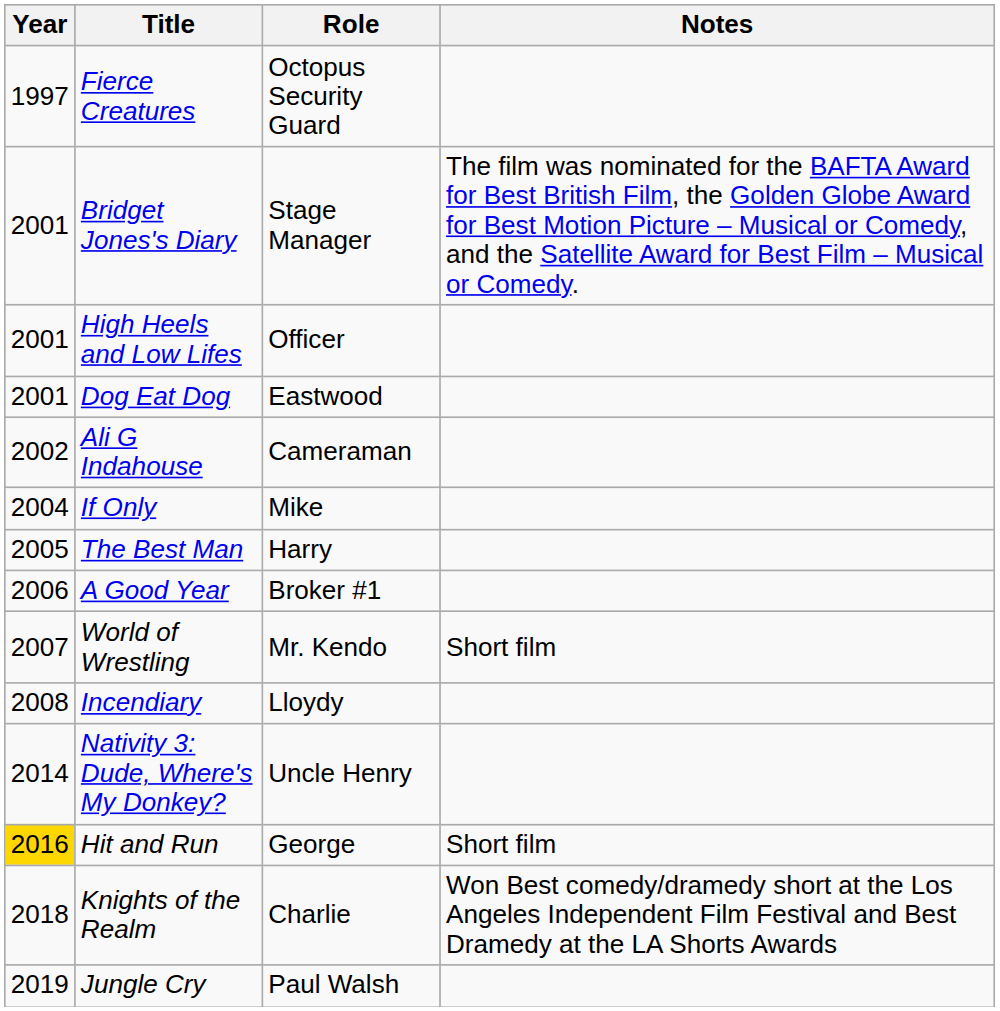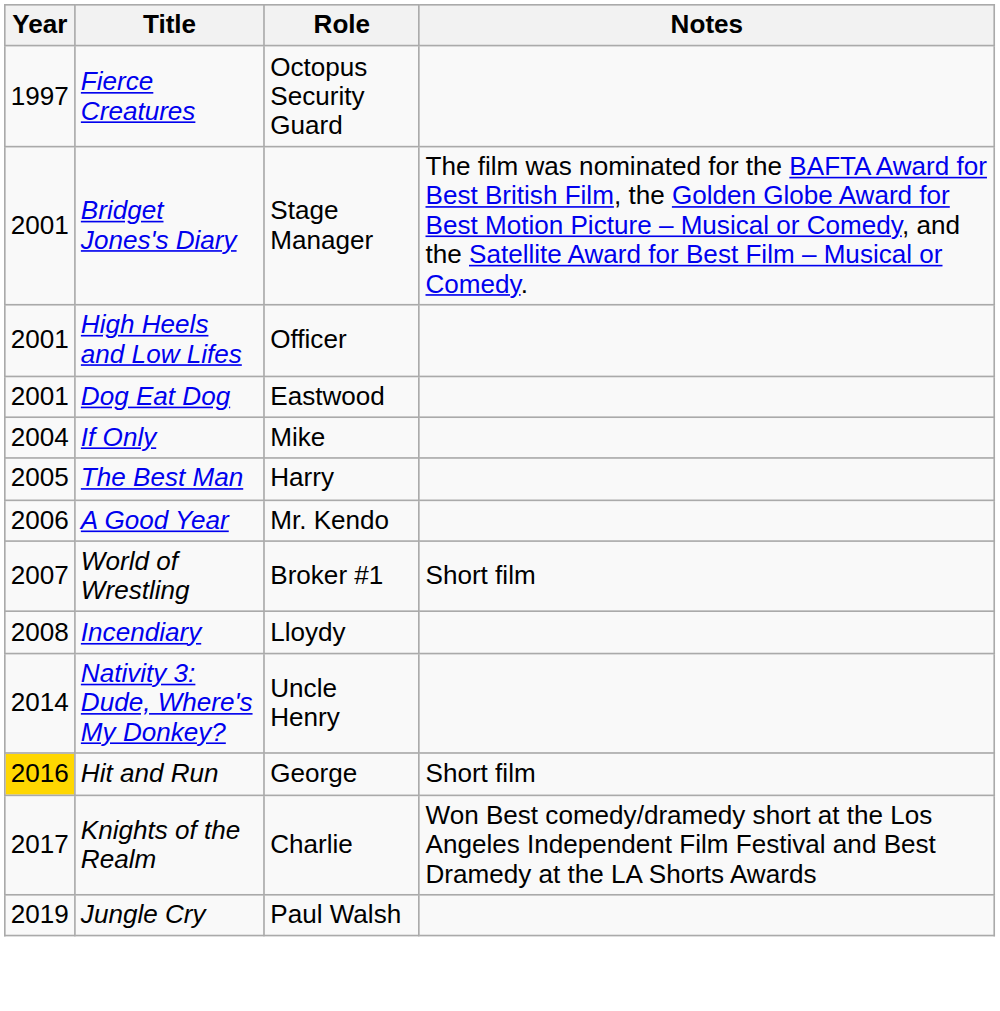- row: (142, 452)
(325, 590) Broker #1 -> (330, 520) Mr. Kendo
(328, 646) Mr. Kendo -> (327, 576) Broker #1
(40, 914) 2018 -> (40, 844) 2017
